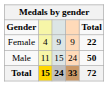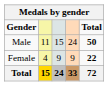rows swapped: (21, 58) <-> (21, 42)
